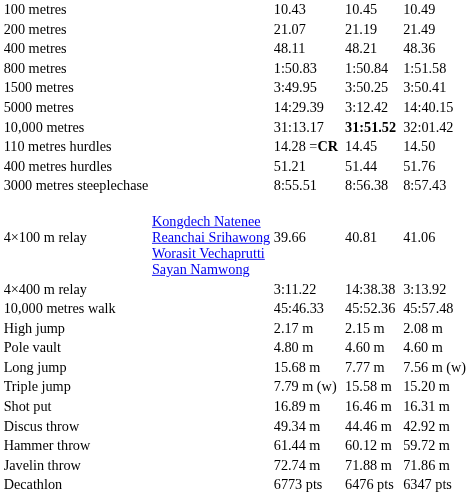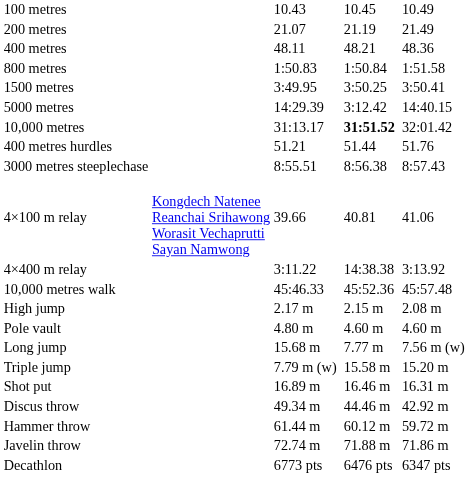- row: (58, 146)
